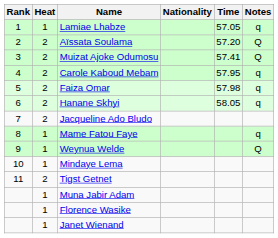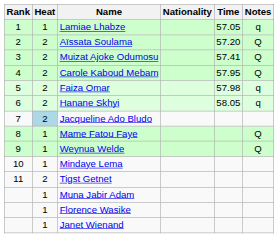(258, 73) q -> (258, 73) Q
(45, 118) no background -> (45, 118) lightblue background
(258, 133) q -> (258, 133) Q
